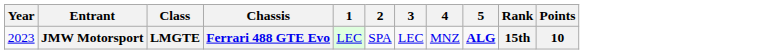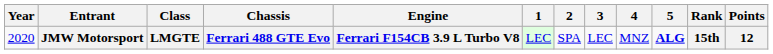+ column: (428, 15)
(21, 37) 2023 -> (21, 37) 2020
(557, 37) 10 -> (747, 37) 12
